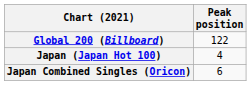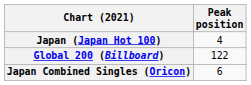rows swapped: (99, 40) <-> (99, 56)
